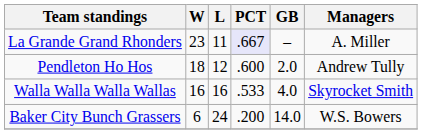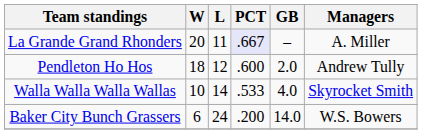(197, 41) 23 -> (197, 41) 20
(197, 91) 16 -> (197, 91) 10
(220, 91) 16 -> (220, 91) 14
